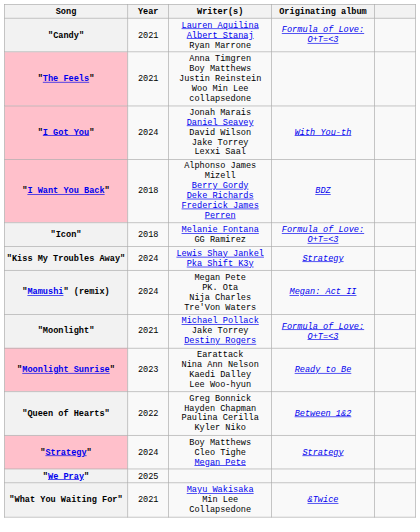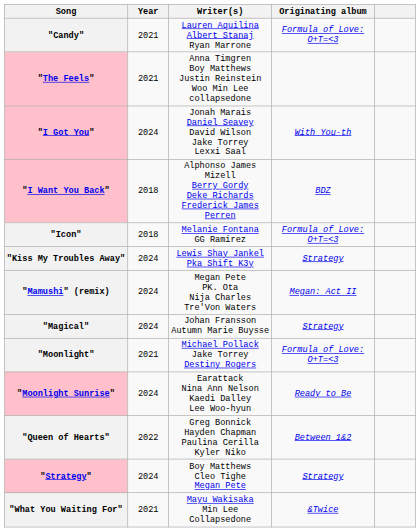+ row: (66, 326)
(148, 370) 2023 -> (148, 394) 2024
- row: (66, 476)
